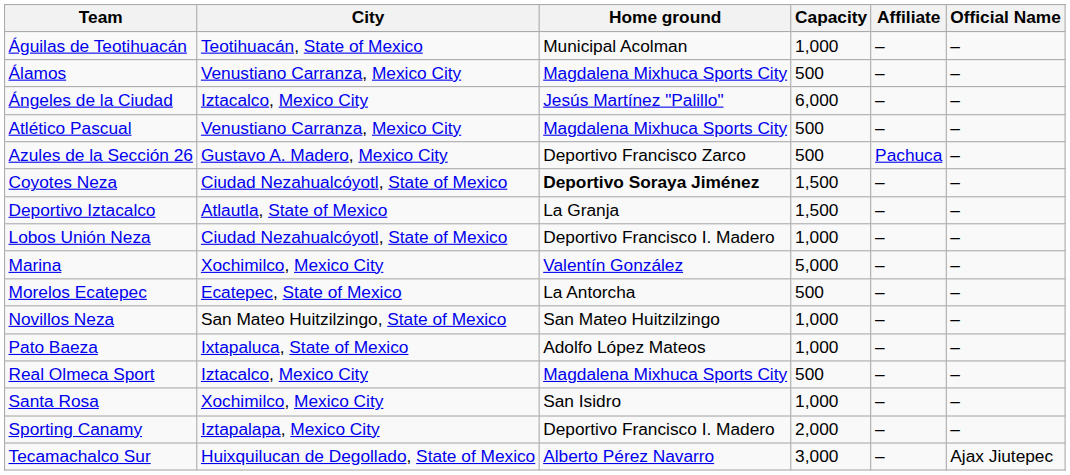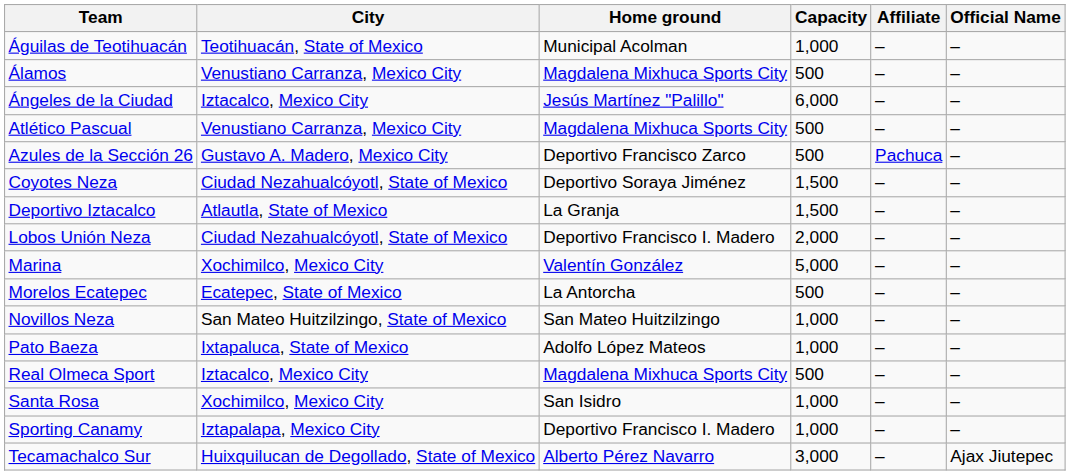(651, 182) bold -> (645, 182) normal
(817, 237) 1,000 -> (817, 237) 2,000
(817, 429) 2,000 -> (817, 429) 1,000
